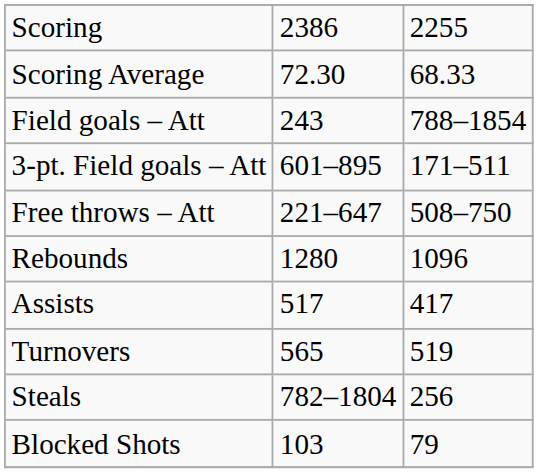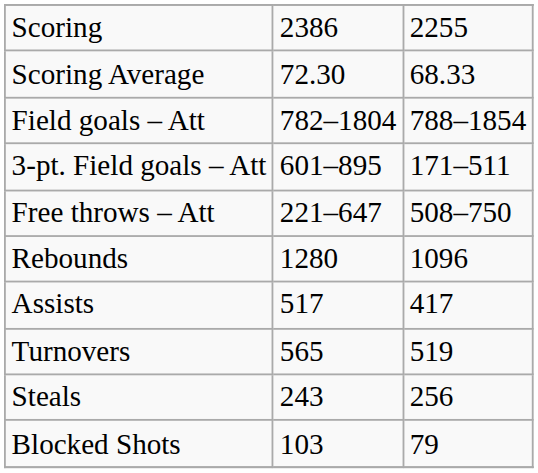(302, 119) 243 -> (338, 119) 782–1804
(338, 397) 782–1804 -> (302, 397) 243
